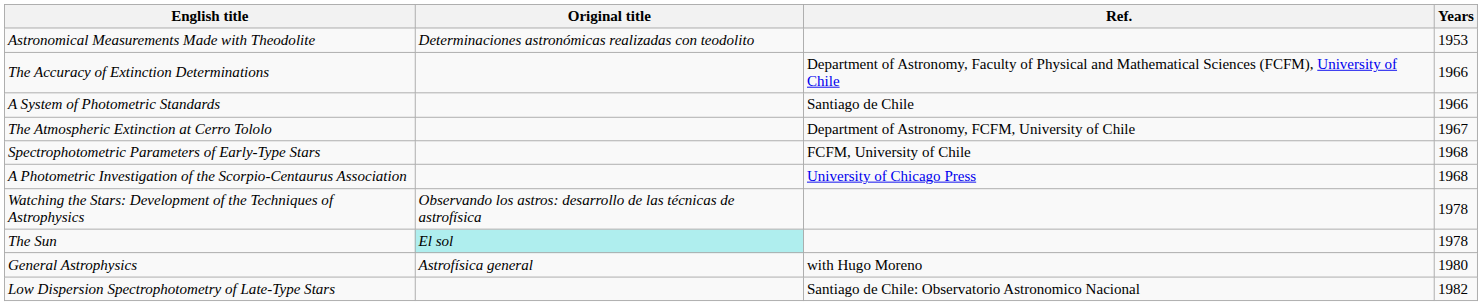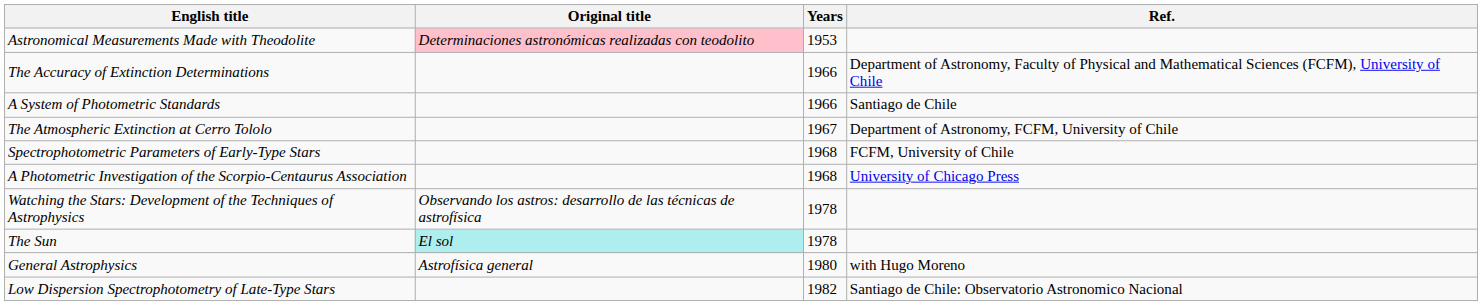columns swapped: (1456, 16) <-> (1119, 16)
(586, 40) no background -> (586, 40) pink background
